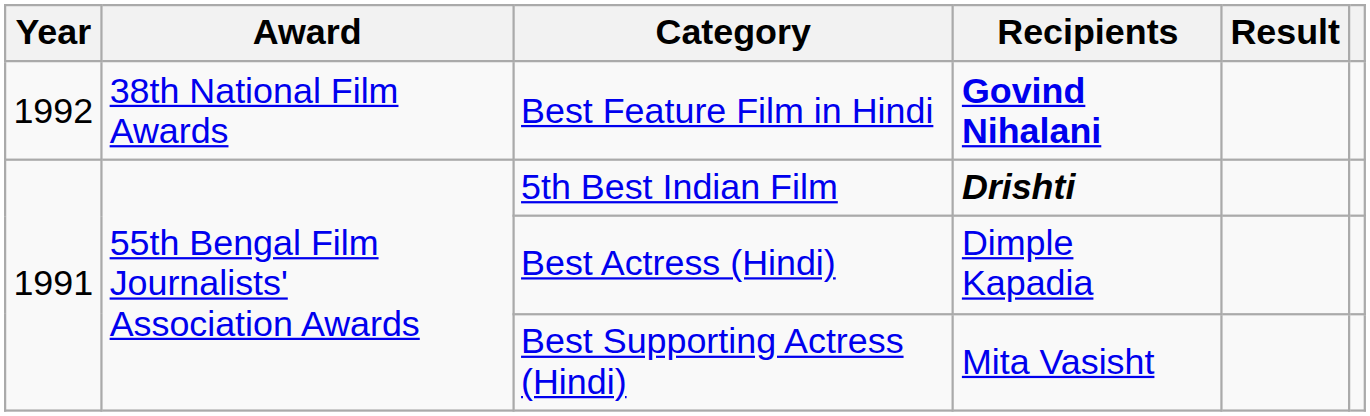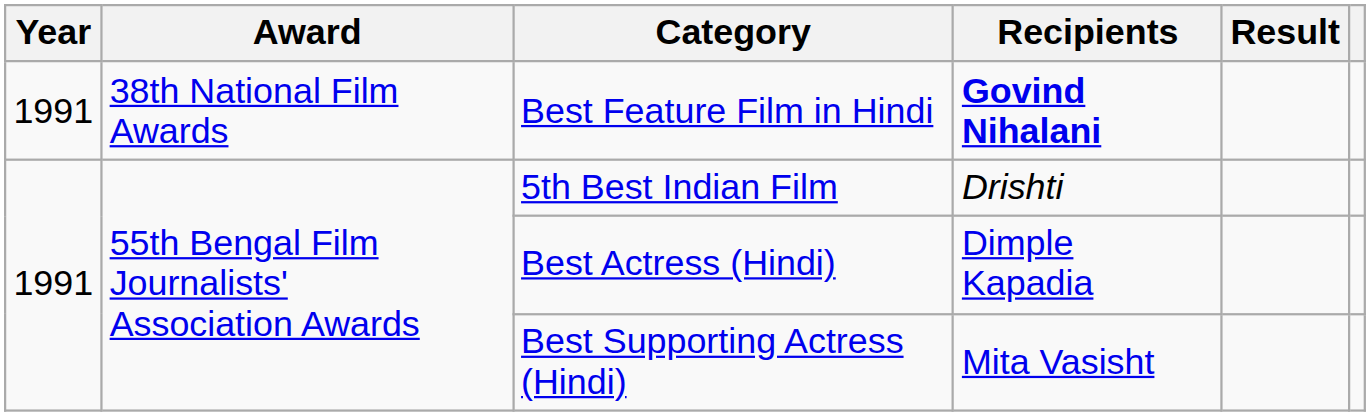(53, 109) 1992 -> (53, 109) 1991
(1019, 186) bold -> (1013, 186) normal
